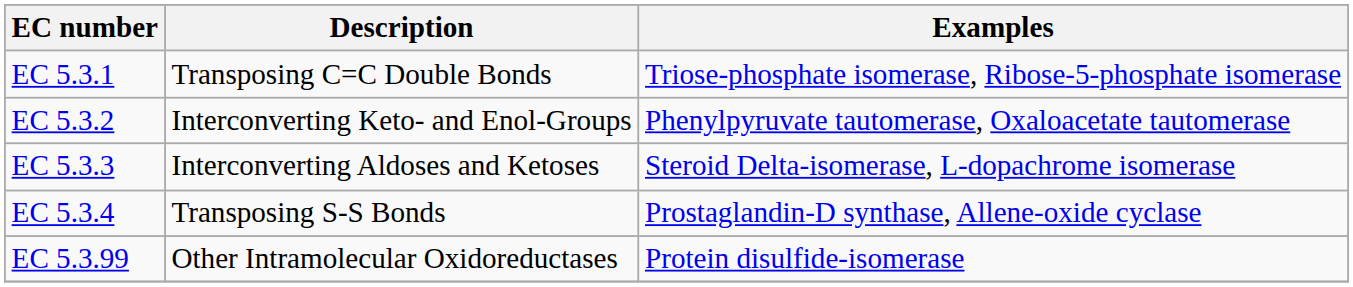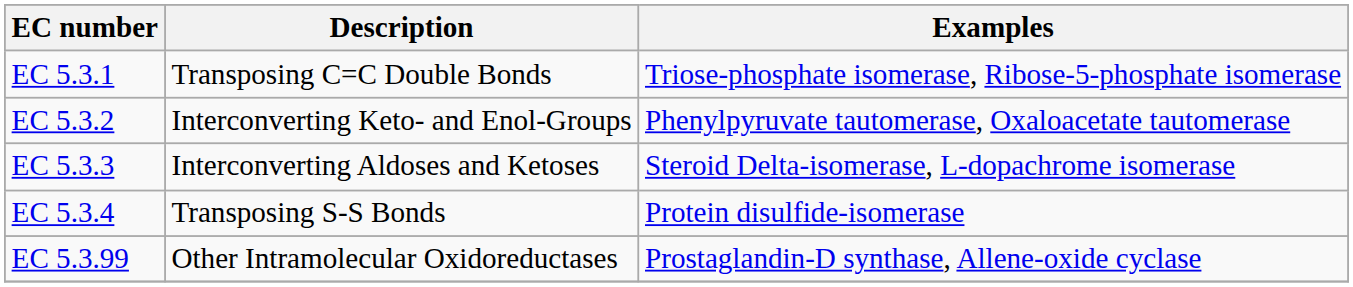(923, 212) Prostaglandin-D synthase, Allene-oxide cyclase -> (805, 212) Protein disulfide-isomerase
(805, 258) Protein disulfide-isomerase -> (923, 258) Prostaglandin-D synthase, Allene-oxide cyclase
